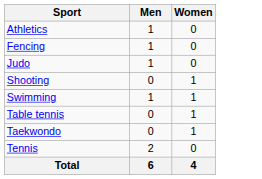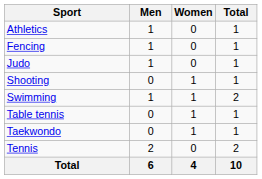+ column: (236, 13)
